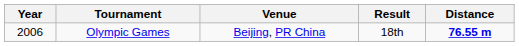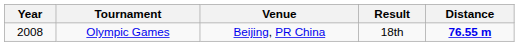(30, 32) 2006 -> (30, 32) 2008
